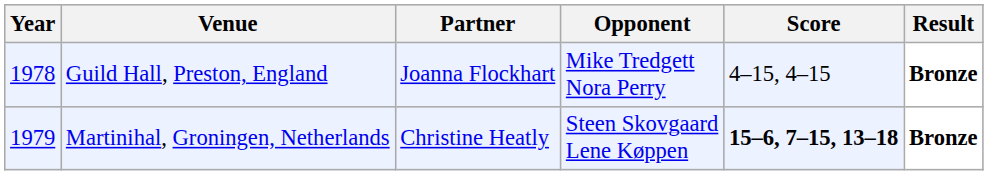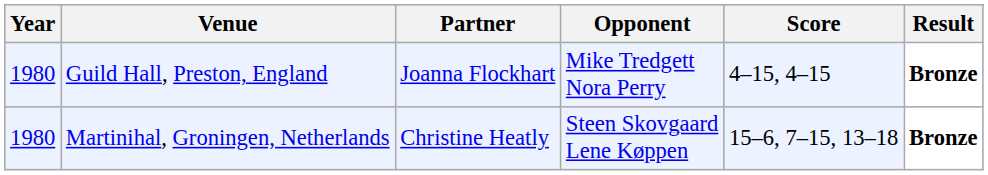(33, 74) 1978 -> (33, 74) 1980
(33, 138) 1979 -> (33, 138) 1980
(814, 138) bold -> (814, 138) normal
